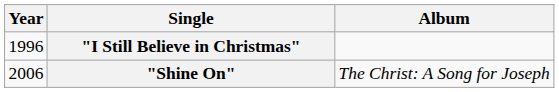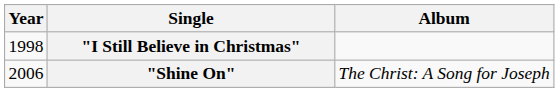(26, 45) 1996 -> (26, 45) 1998
